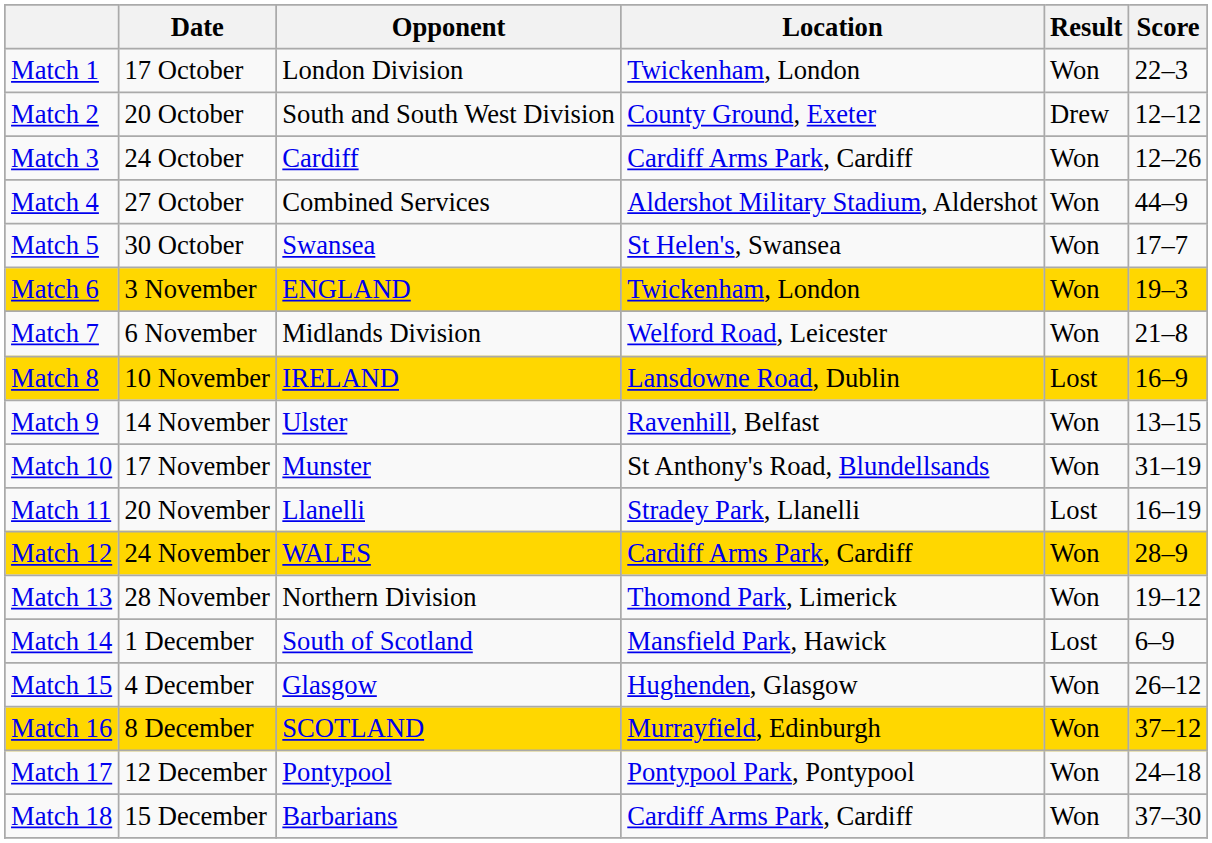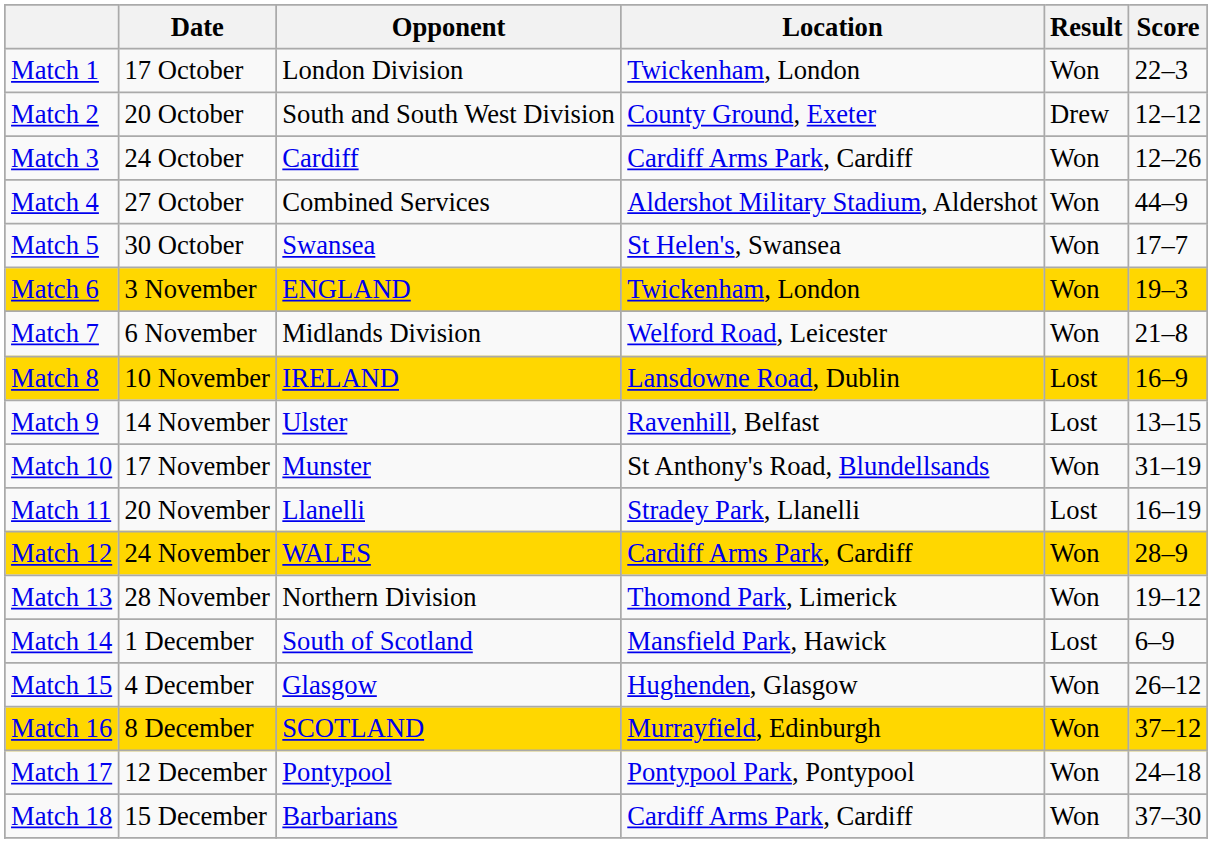(1075, 421) Won -> (1074, 421) Lost
